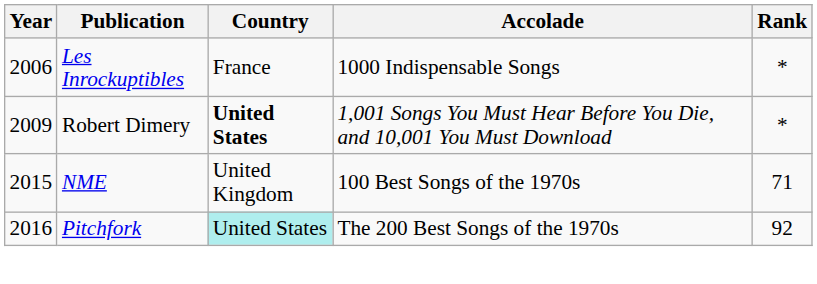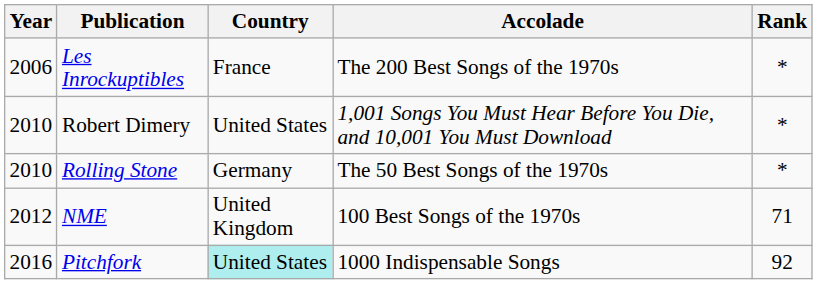(449, 67) 1000 Indispensable Songs -> (478, 67) The 200 Best Songs of the 1970s
(31, 124) 2009 -> (31, 124) 2010
(244, 124) bold -> (270, 124) normal
+ row: (120, 170)
(31, 182) 2015 -> (31, 216) 2012
(478, 228) The 200 Best Songs of the 1970s -> (449, 261) 1000 Indispensable Songs
